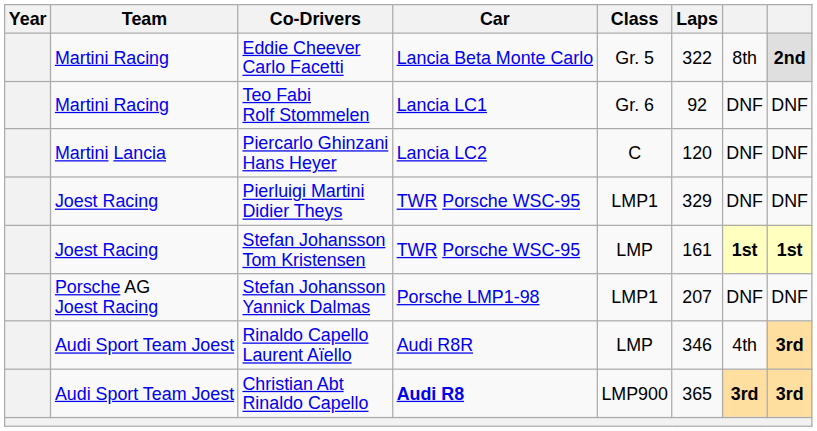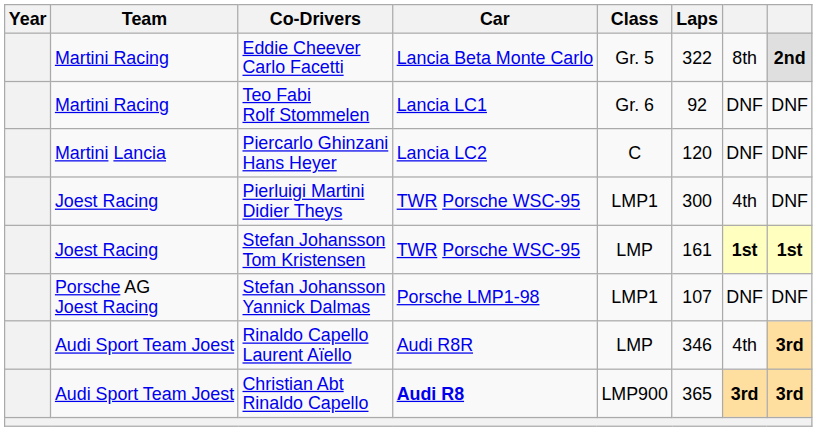(697, 201) 329 -> (697, 201) 300
(745, 201) DNF -> (745, 201) 4th
(697, 297) 207 -> (697, 297) 107
